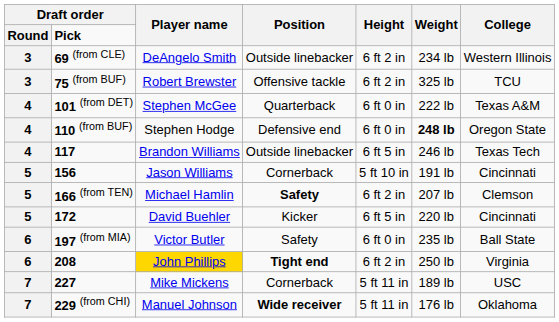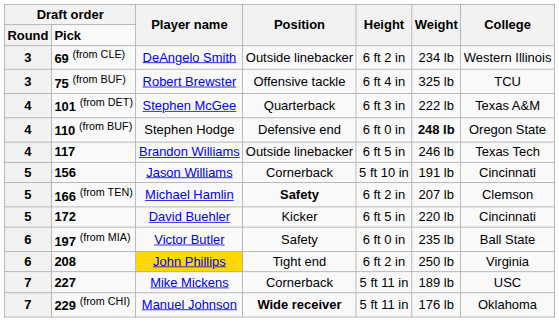(384, 81) 6 ft 2 in -> (384, 81) 6 ft 4 in
(384, 105) 6 ft 0 in -> (384, 105) 6 ft 3 in
(299, 261) bold -> (299, 261) normal
